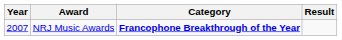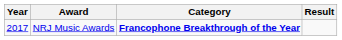(17, 27) 2007 -> (17, 27) 2017
